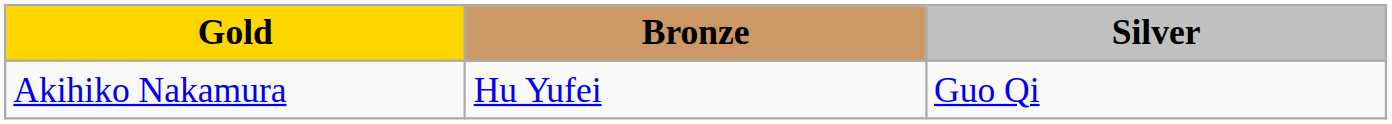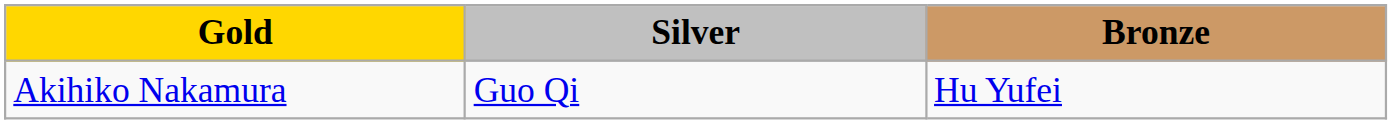columns swapped: (1156, 32) <-> (696, 32)
